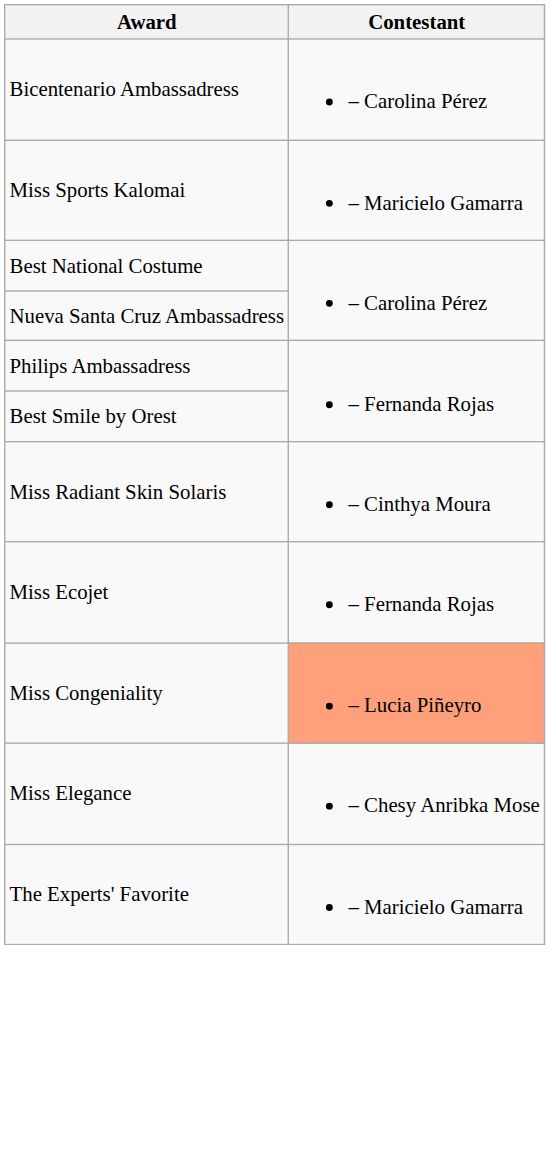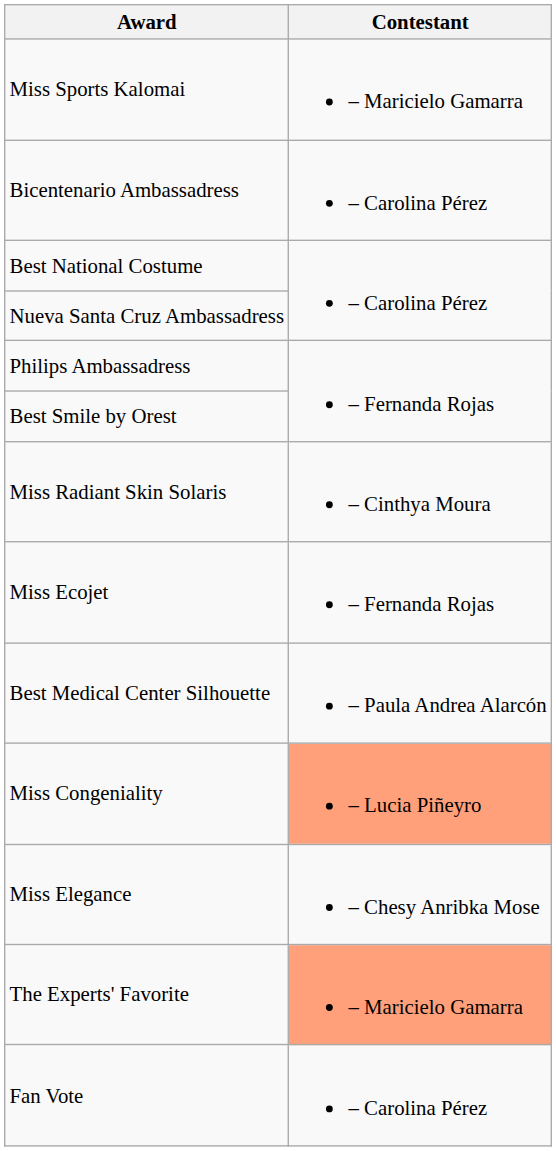rows swapped: (124, 89) <-> (97, 189)
+ row: (140, 692)
(417, 907) no background -> (420, 1007) lightsalmon background
+ row: (46, 1095)
